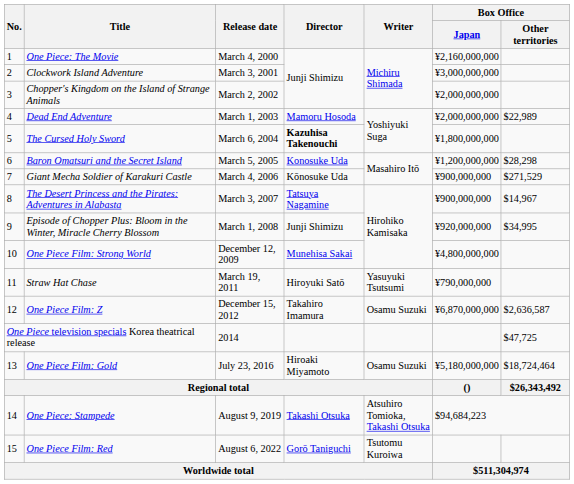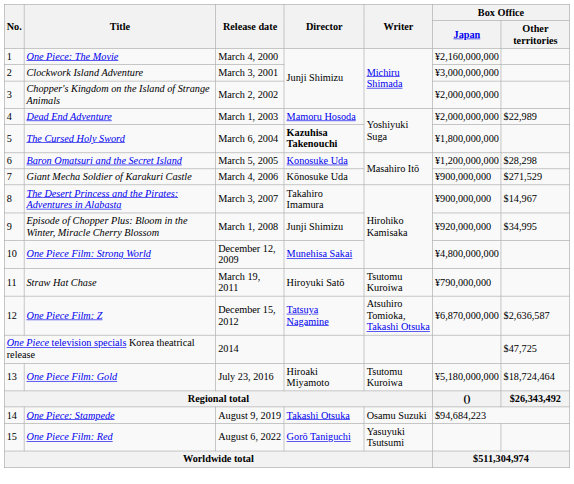(308, 199) Tatsuya Nagamine -> (305, 199) Takahiro Imamura
(386, 282) Yasuyuki Tsutsumi -> (385, 282) Tsutomu Kuroiwa
(305, 310) Takahiro Imamura -> (308, 315) Tatsuya Nagamine
(397, 310) Osamu Suzuki -> (398, 315) Atsuhiro Tomioka, Takashi Otsuka
(397, 365) Osamu Suzuki -> (385, 377) Tsutomu Kuroiwa
(398, 415) Atsuhiro Tomioka, Takashi Otsuka -> (397, 415) Osamu Suzuki
(385, 448) Tsutomu Kuroiwa -> (386, 437) Yasuyuki Tsutsumi
